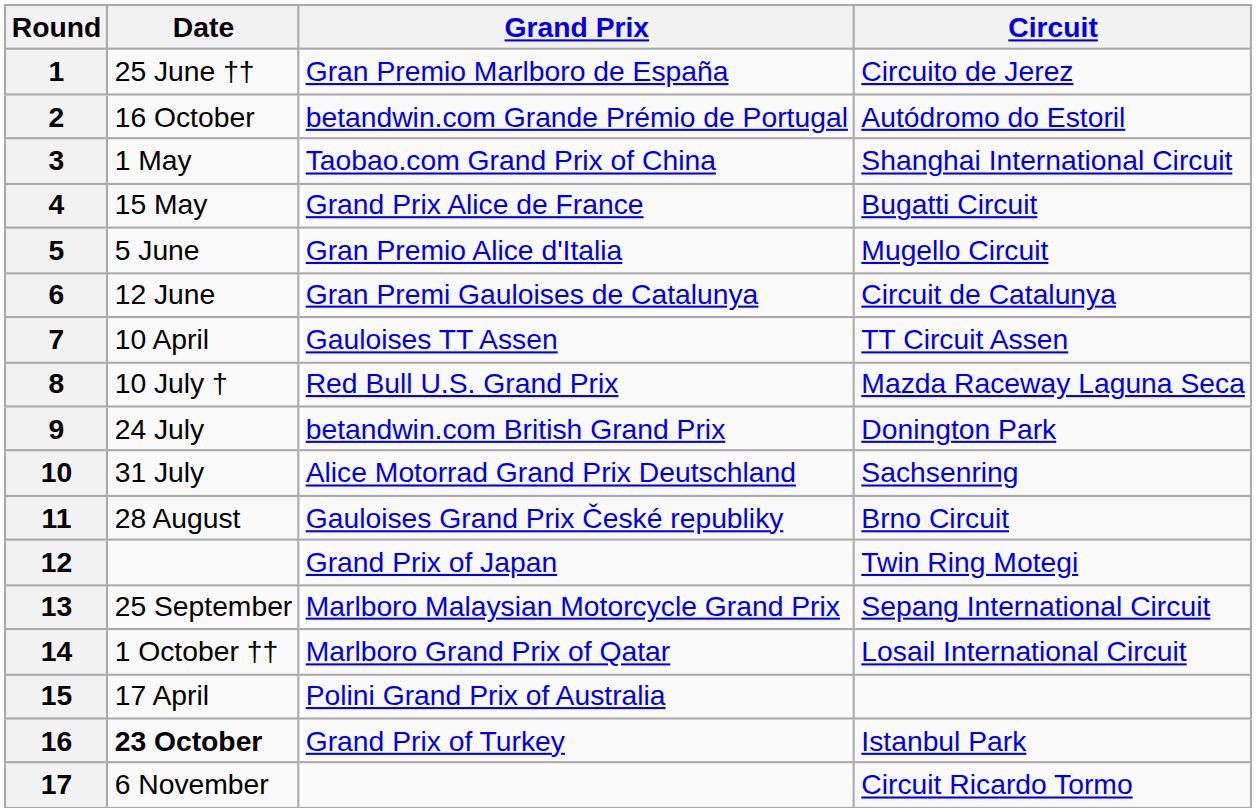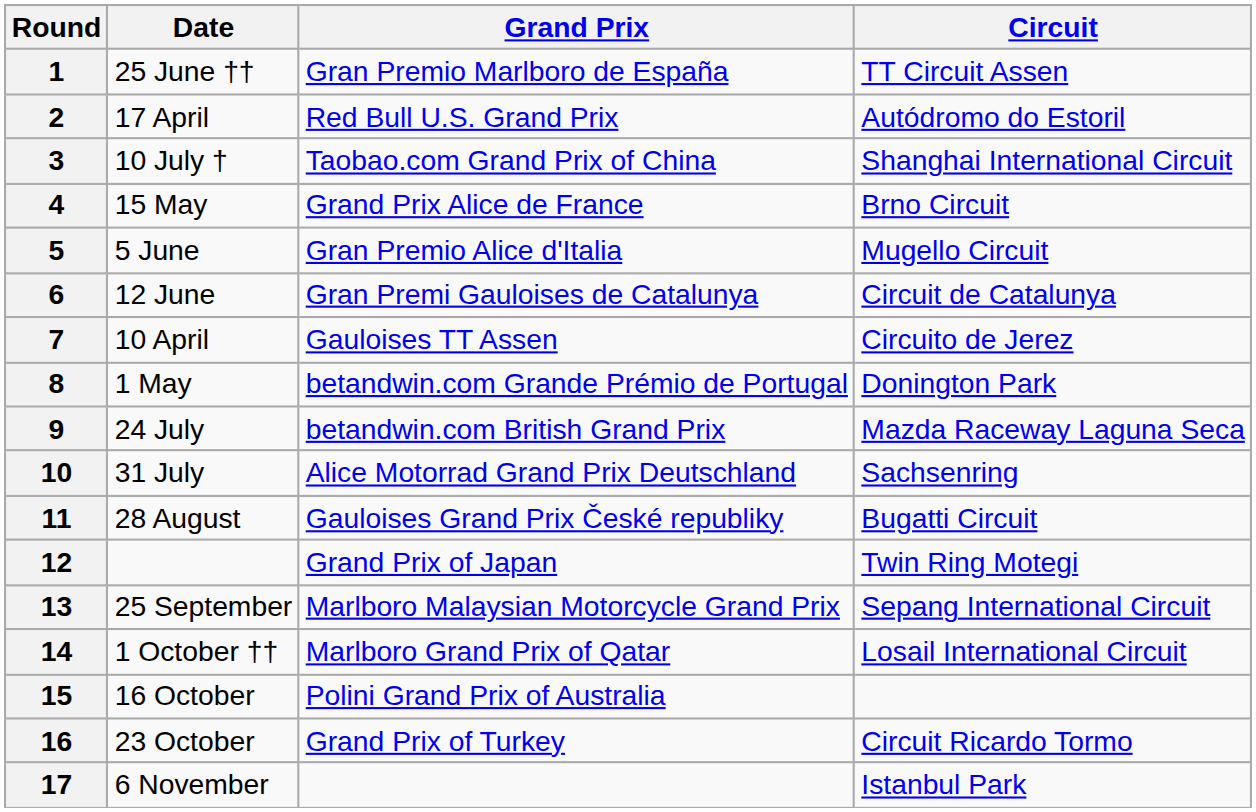(967, 72) Circuito de Jerez -> (965, 72) TT Circuit Assen
(185, 116) 16 October -> (162, 116) 17 April
(577, 116) betandwin.com Grande Prémio de Portugal -> (462, 116) Red Bull U.S. Grand Prix
(153, 161) 1 May -> (171, 161) 10 July †
(949, 205) Bugatti Circuit -> (935, 205) Brno Circuit
(965, 339) TT Circuit Assen -> (967, 339) Circuito de Jerez
(171, 384) 10 July † -> (153, 384) 1 May
(462, 384) Red Bull U.S. Grand Prix -> (577, 384) betandwin.com Grande Prémio de Portugal
(1053, 384) Mazda Raceway Laguna Seca -> (959, 384) Donington Park
(959, 428) Donington Park -> (1053, 428) Mazda Raceway Laguna Seca
(935, 517) Brno Circuit -> (949, 517) Bugatti Circuit
(162, 696) 17 April -> (185, 696) 16 October
(189, 740) bold -> (185, 740) normal
(944, 740) Istanbul Park -> (997, 740) Circuit Ricardo Tormo
(997, 785) Circuit Ricardo Tormo -> (944, 785) Istanbul Park
